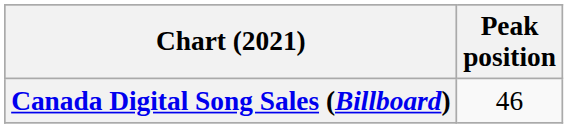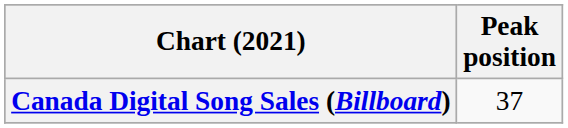(510, 100) 46 -> (510, 100) 37
